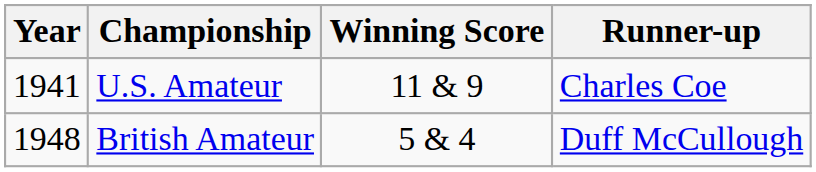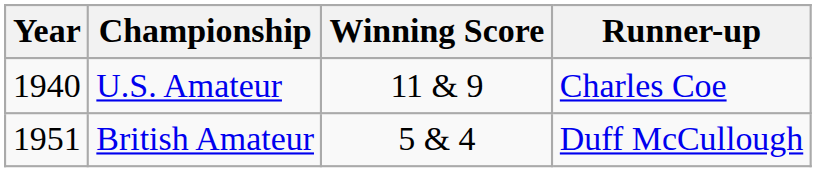(47, 85) 1941 -> (47, 85) 1940
(47, 138) 1948 -> (47, 138) 1951
